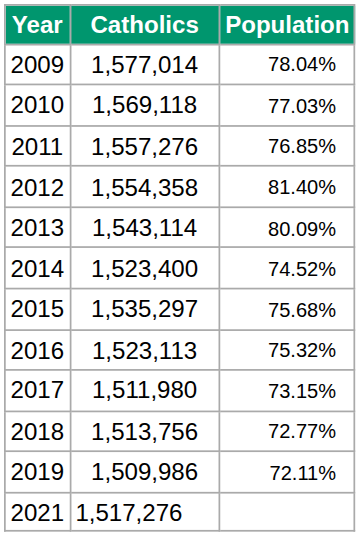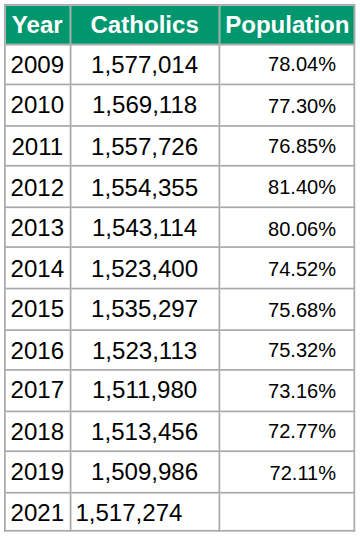(309, 104) 77.03% -> (309, 104) 77.30%
(145, 146) 1,557,276 -> (145, 146) 1,557,726
(145, 186) 1,554,358 -> (145, 186) 1,554,355
(309, 226) 80.09% -> (309, 226) 80.06%
(309, 389) 73.15% -> (309, 389) 73.16%
(145, 431) 1,513,756 -> (145, 431) 1,513,456
(129, 512) 1,517,276 -> (129, 512) 1,517,274
